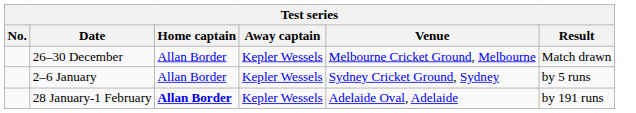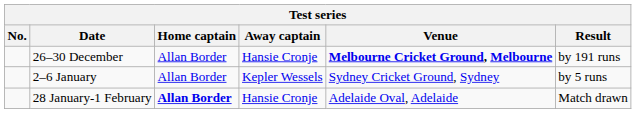(282, 56) Kepler Wessels -> (280, 56) Hansie Cronje
(432, 56) normal -> (441, 56) bold
(577, 56) Match drawn -> (589, 56) by 191 runs
(282, 98) Kepler Wessels -> (280, 98) Hansie Cronje
(573, 98) by 191 runs -> (593, 98) Match drawn
